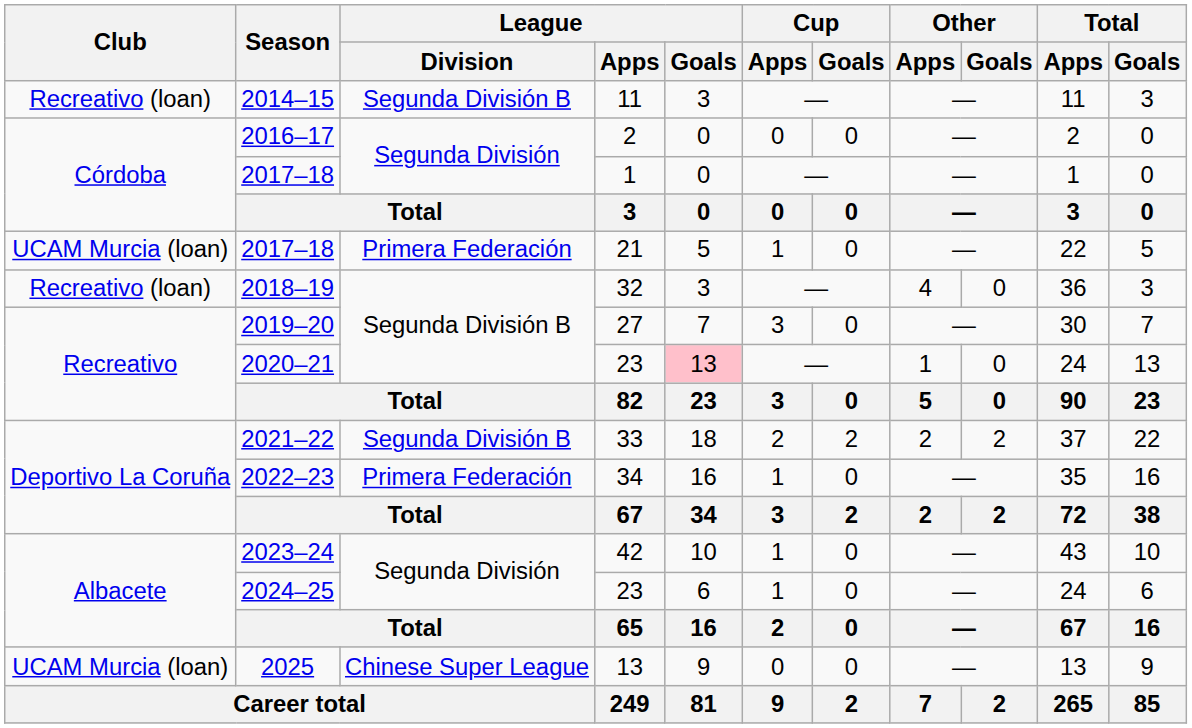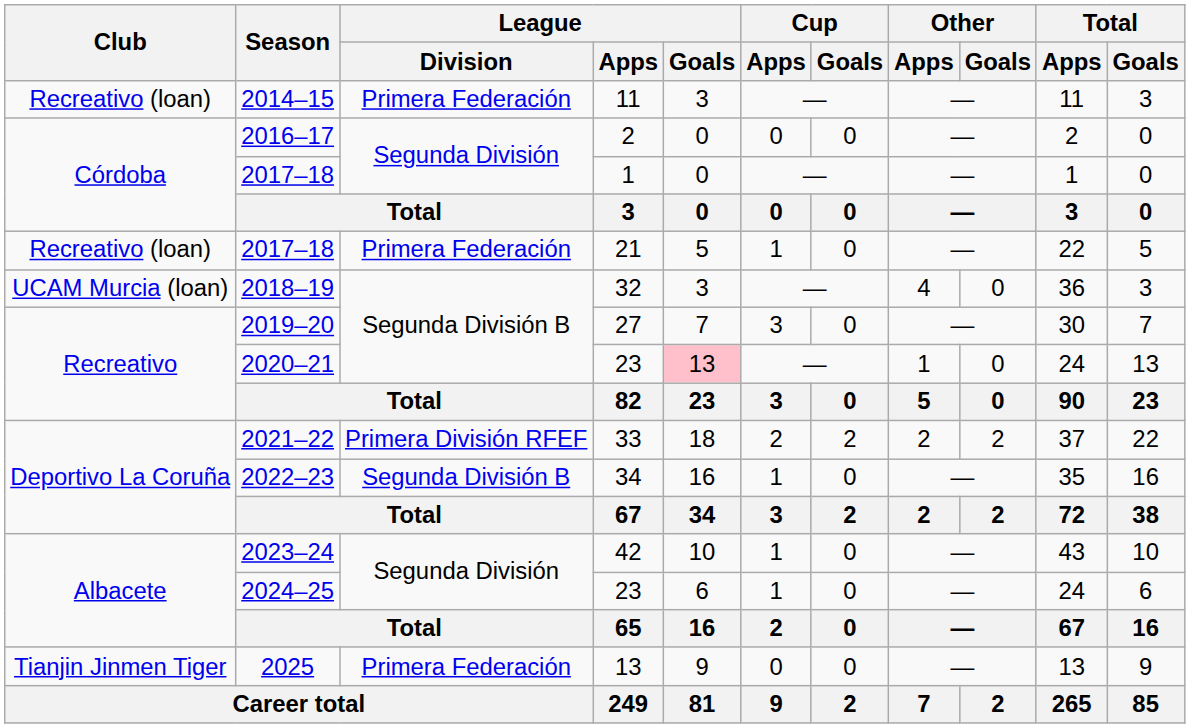(467, 99) Segunda División B -> (466, 99) Primera Federación
(120, 250) UCAM Murcia (loan) -> (120, 250) Recreativo (loan)
(120, 288) Recreativo (loan) -> (120, 288) UCAM Murcia (loan)
(467, 439) Segunda División B -> (466, 439) Primera División RFEF
(467, 477) Primera Federación -> (466, 477) Segunda División B
(120, 666) UCAM Murcia (loan) -> (120, 666) Tianjin Jinmen Tiger
(467, 666) Chinese Super League -> (466, 666) Primera Federación
